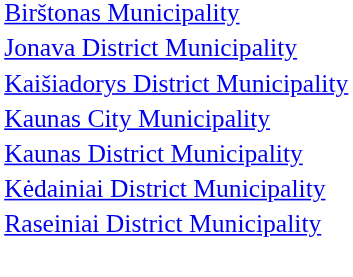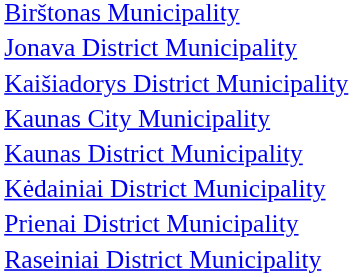+ row: (151, 224)
